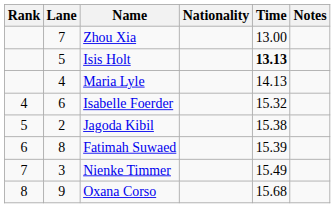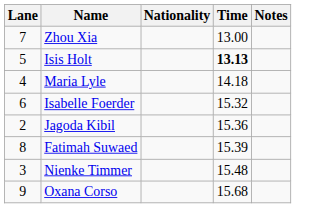- column: (24, 15)
(271, 81) 14.13 -> (232, 81) 14.18
(271, 125) 15.38 -> (232, 125) 15.36
(271, 170) 15.49 -> (232, 170) 15.48
